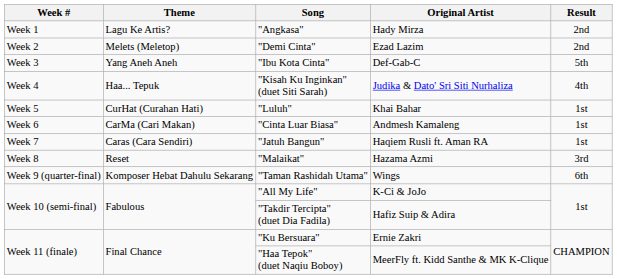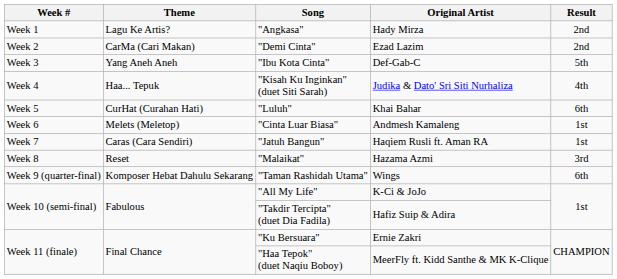(142, 46) Melets (Meletop) -> (150, 46) CarMa (Cari Makan)
(581, 108) 1st -> (581, 108) 6th
(150, 125) CarMa (Cari Makan) -> (142, 125) Melets (Meletop)
